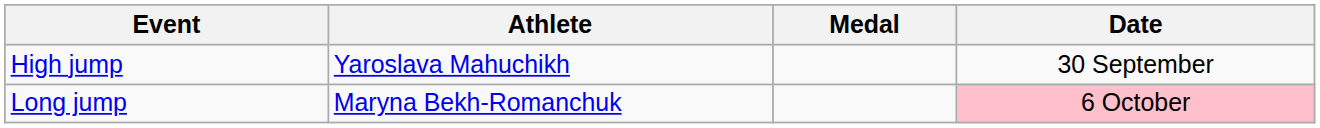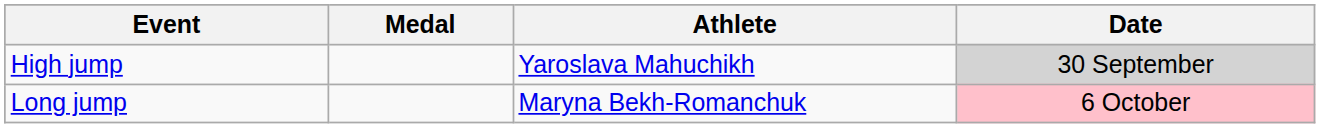columns swapped: (550, 25) <-> (864, 25)
(1136, 64) no background -> (1136, 64) lightgrey background
